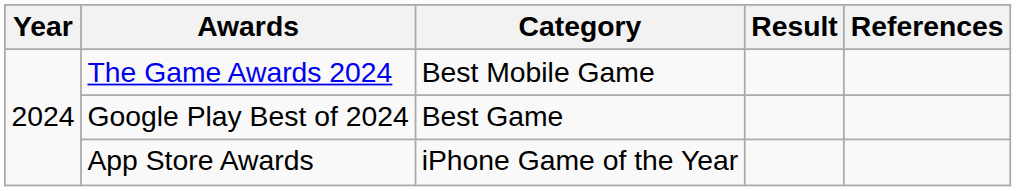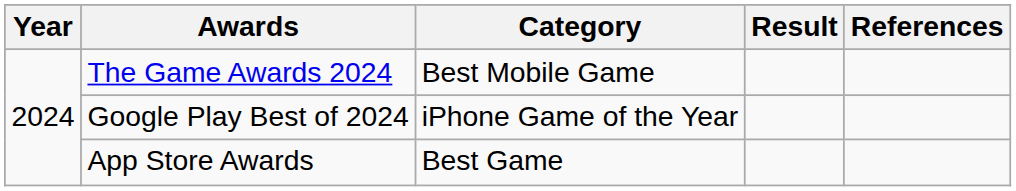(493, 116) Best Game -> (580, 116) iPhone Game of the Year
(580, 161) iPhone Game of the Year -> (493, 161) Best Game
